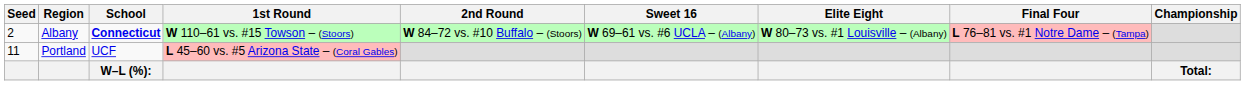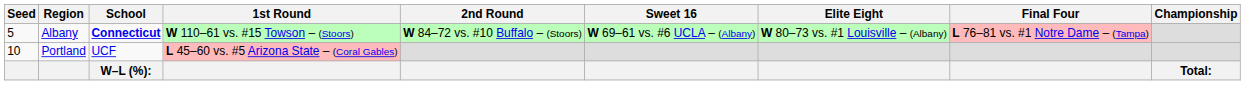(11, 33) 2 -> (11, 33) 5
(13, 52) 11 -> (14, 52) 10
